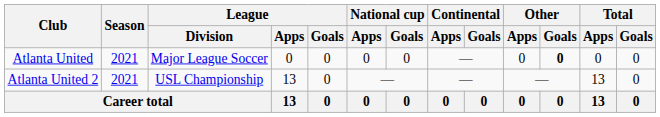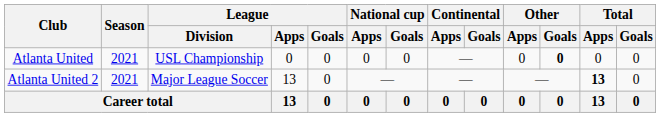(209, 58) Major League Soccer -> (209, 58) USL Championship
(209, 79) USL Championship -> (209, 79) Major League Soccer
(598, 79) normal -> (598, 79) bold
